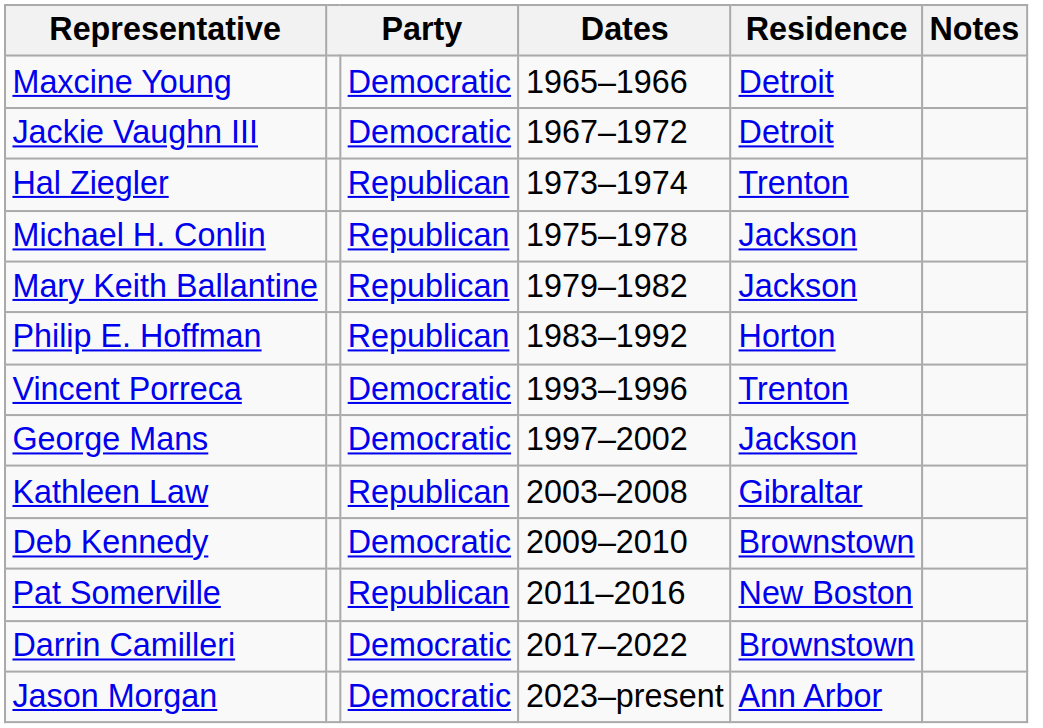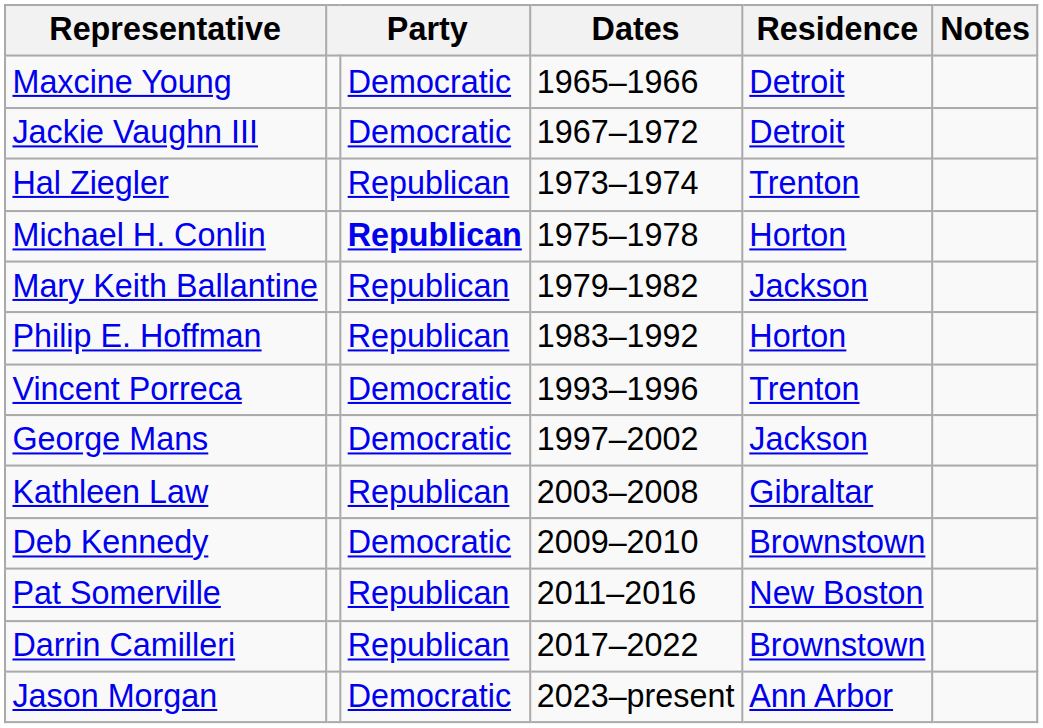(429, 235) normal -> (435, 235) bold
(798, 235) Jackson -> (798, 235) Horton
(429, 645) Democratic -> (429, 645) Republican
